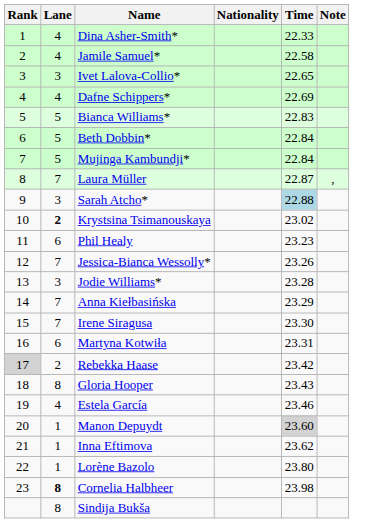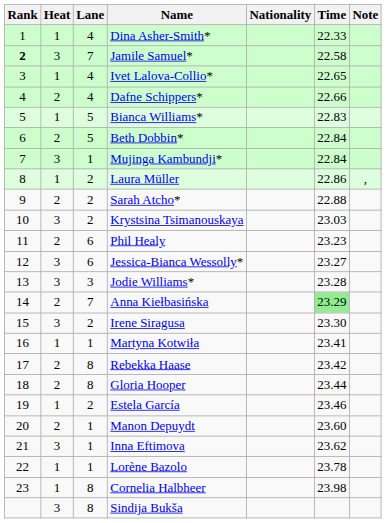+ column: (57, 14)
(23, 55) normal -> (23, 55) bold
(58, 55) 4 -> (90, 55) 7
(58, 76) 3 -> (90, 76) 4
(299, 96) 22.69 -> (332, 96) 22.66
(58, 158) 5 -> (90, 158) 1
(58, 179) 7 -> (90, 179) 2
(299, 179) 22.87 -> (332, 179) 22.86
(58, 199) 3 -> (90, 199) 2
(299, 199) lightblue background -> (332, 199) no background
(58, 220) bold -> (90, 220) normal
(299, 220) 23.02 -> (332, 220) 23.03
(58, 261) 7 -> (90, 261) 6
(299, 261) 23.26 -> (332, 261) 23.27
(299, 302) no background -> (332, 302) lightgreen background
(58, 323) 7 -> (90, 323) 2
(58, 343) 6 -> (90, 343) 1
(299, 343) 23.31 -> (332, 343) 23.41
(23, 364) lightgrey background -> (23, 364) no background
(58, 364) 2 -> (90, 364) 8
(299, 384) 23.43 -> (332, 384) 23.44
(58, 405) 4 -> (90, 405) 2
(299, 425) lightgrey background -> (332, 425) no background
(299, 466) 23.80 -> (332, 466) 23.78
(58, 487) bold -> (90, 487) normal
